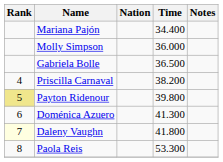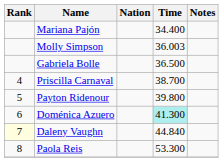(170, 47) 36.000 -> (170, 47) 36.003
(170, 81) 38.200 -> (170, 81) 38.700
(19, 98) khaki background -> (19, 98) no background
(170, 115) no background -> (170, 115) paleturquoise background
(170, 132) 41.800 -> (170, 132) 44.840
